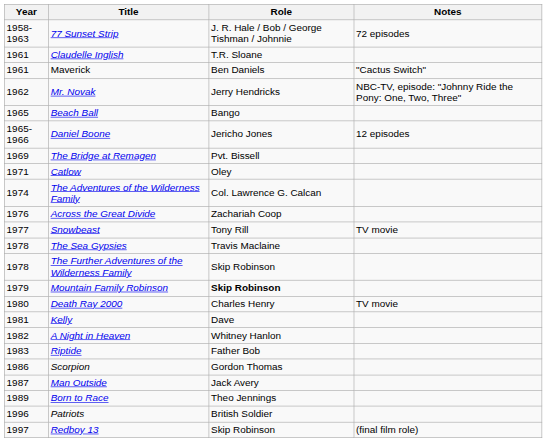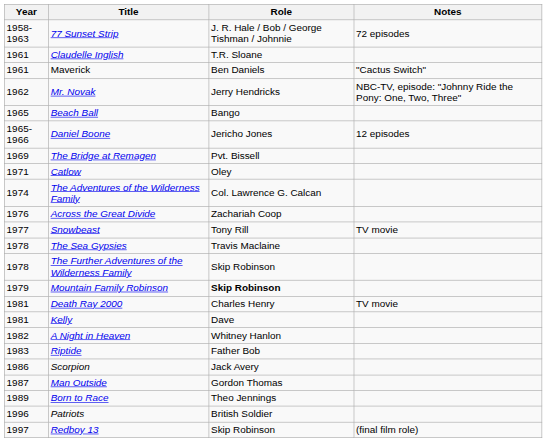(18, 304) 1980 -> (18, 304) 1981
(247, 367) Gordon Thomas -> (235, 367) Jack Avery
(235, 382) Jack Avery -> (247, 382) Gordon Thomas
